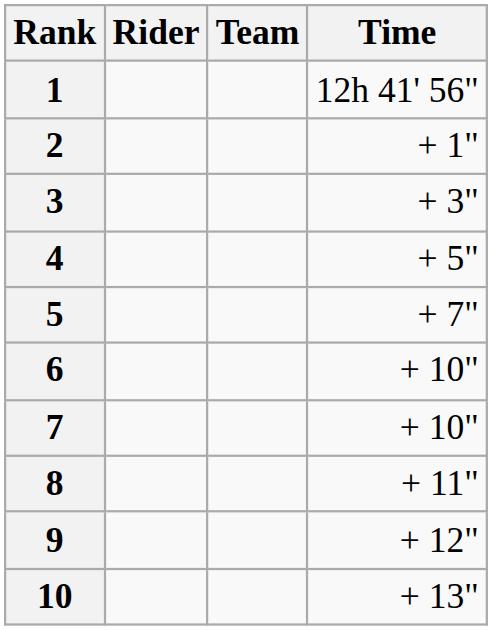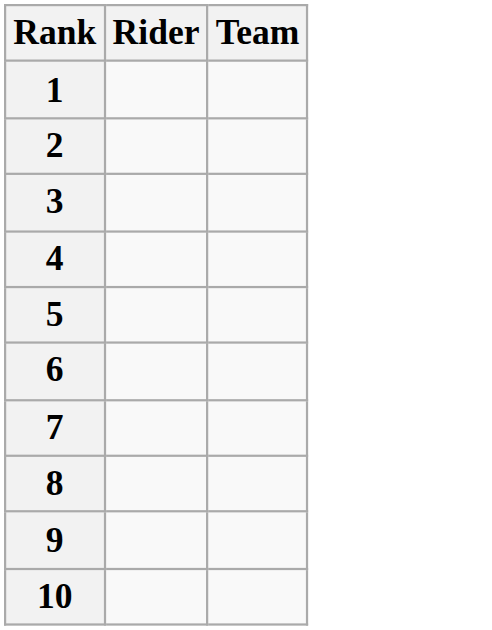- column: (397, 32)
